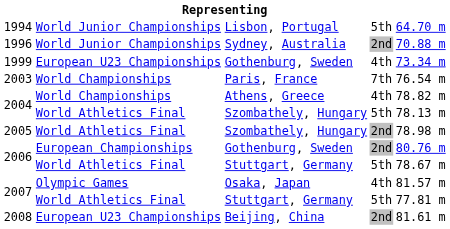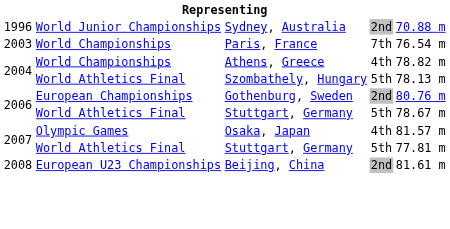- row: (18, 27)
- row: (18, 61)
- row: (18, 131)
